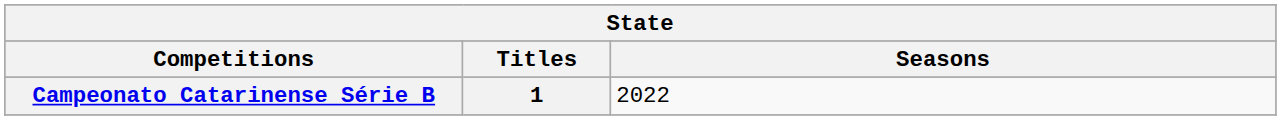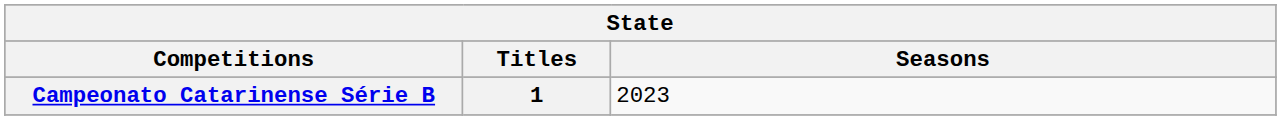(643, 96) 2022 -> (643, 96) 2023
